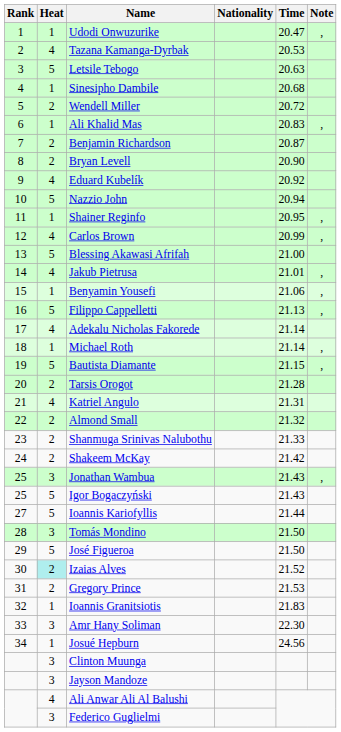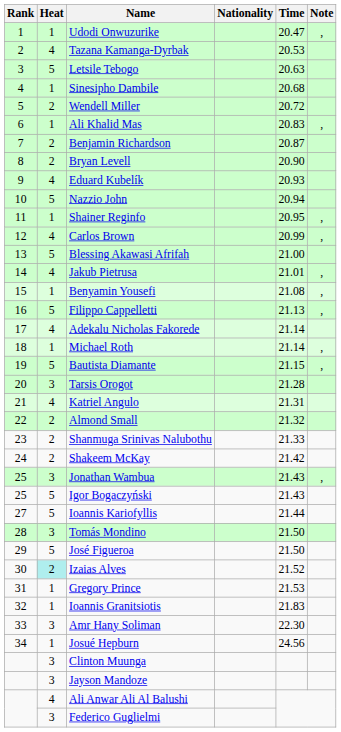(292, 180) 20.92 -> (292, 180) 20.93
(292, 291) 21.06 -> (292, 291) 21.08
(52, 384) 2 -> (52, 384) 3
(52, 587) 2 -> (52, 587) 1
